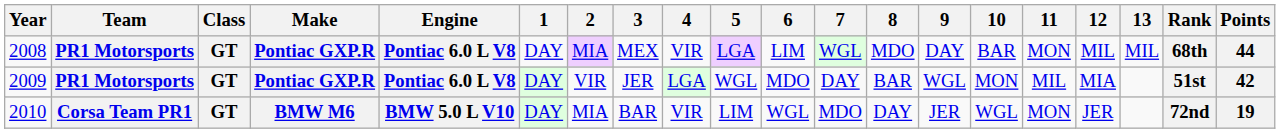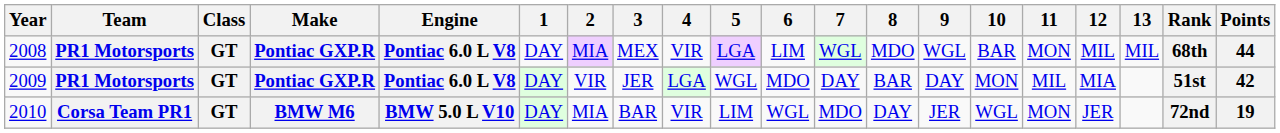(945, 51) DAY -> (945, 51) WGL
(945, 82) WGL -> (945, 82) DAY
